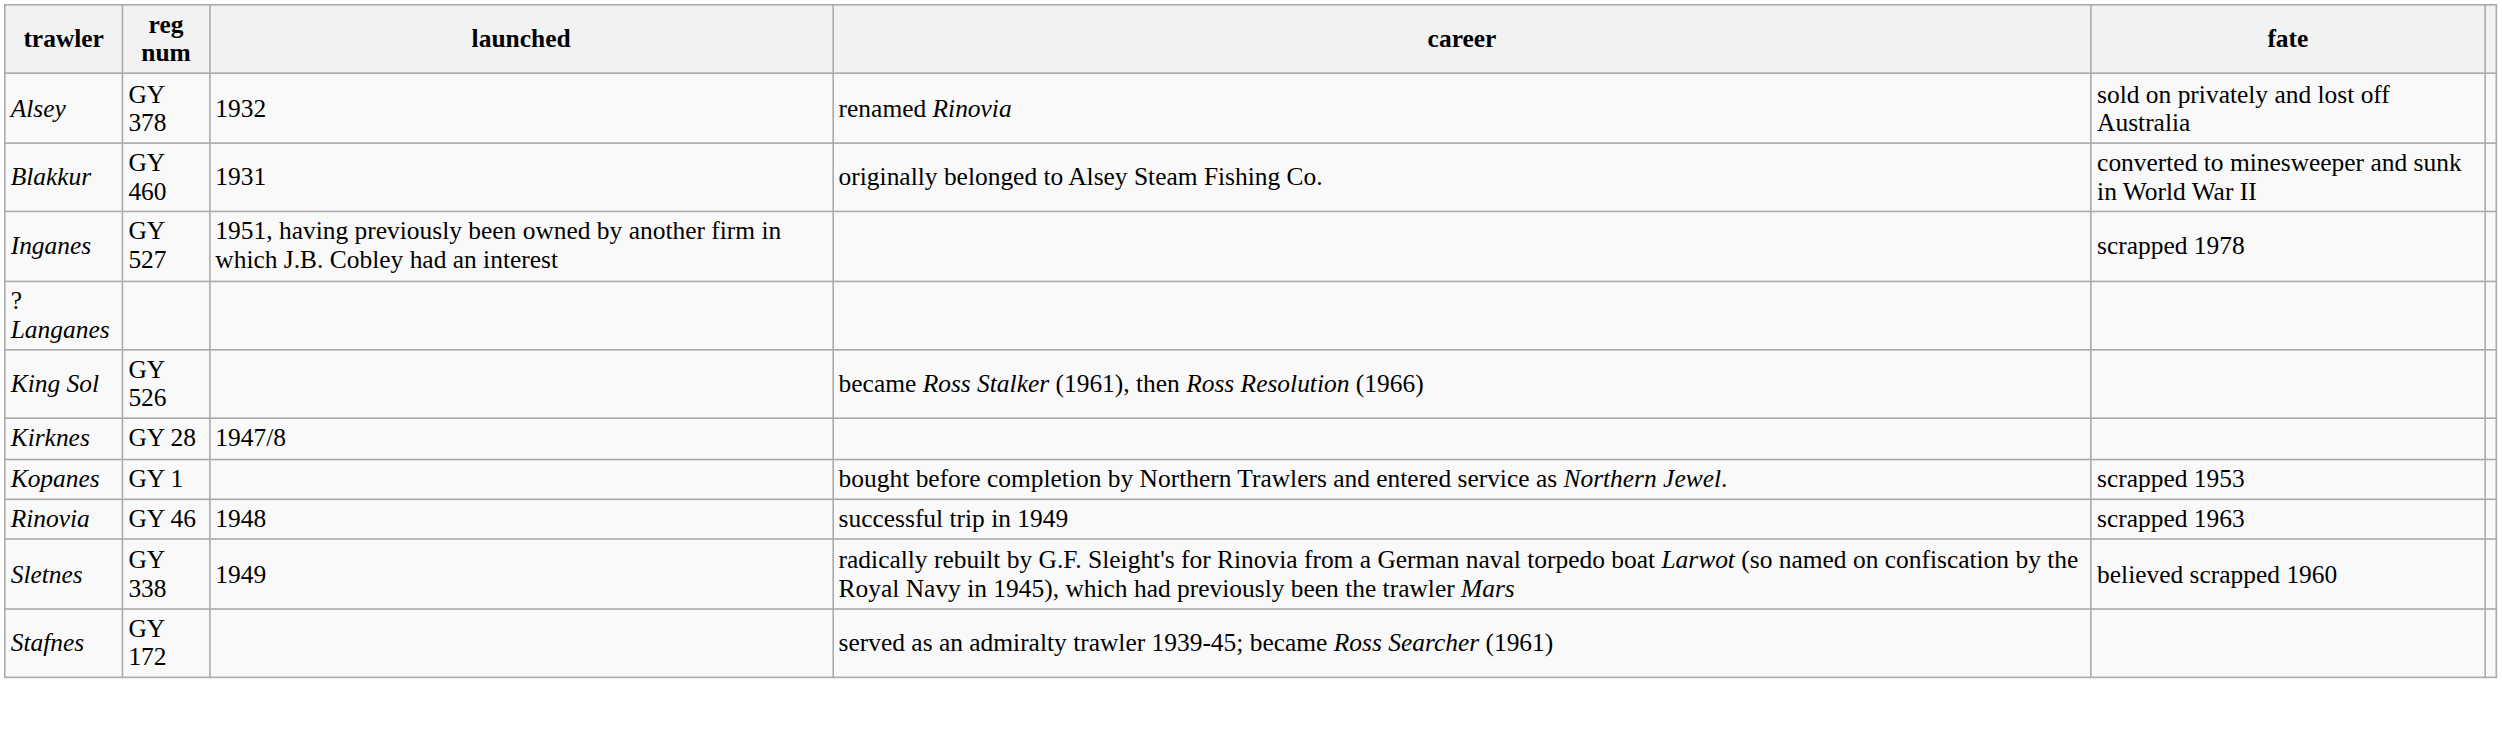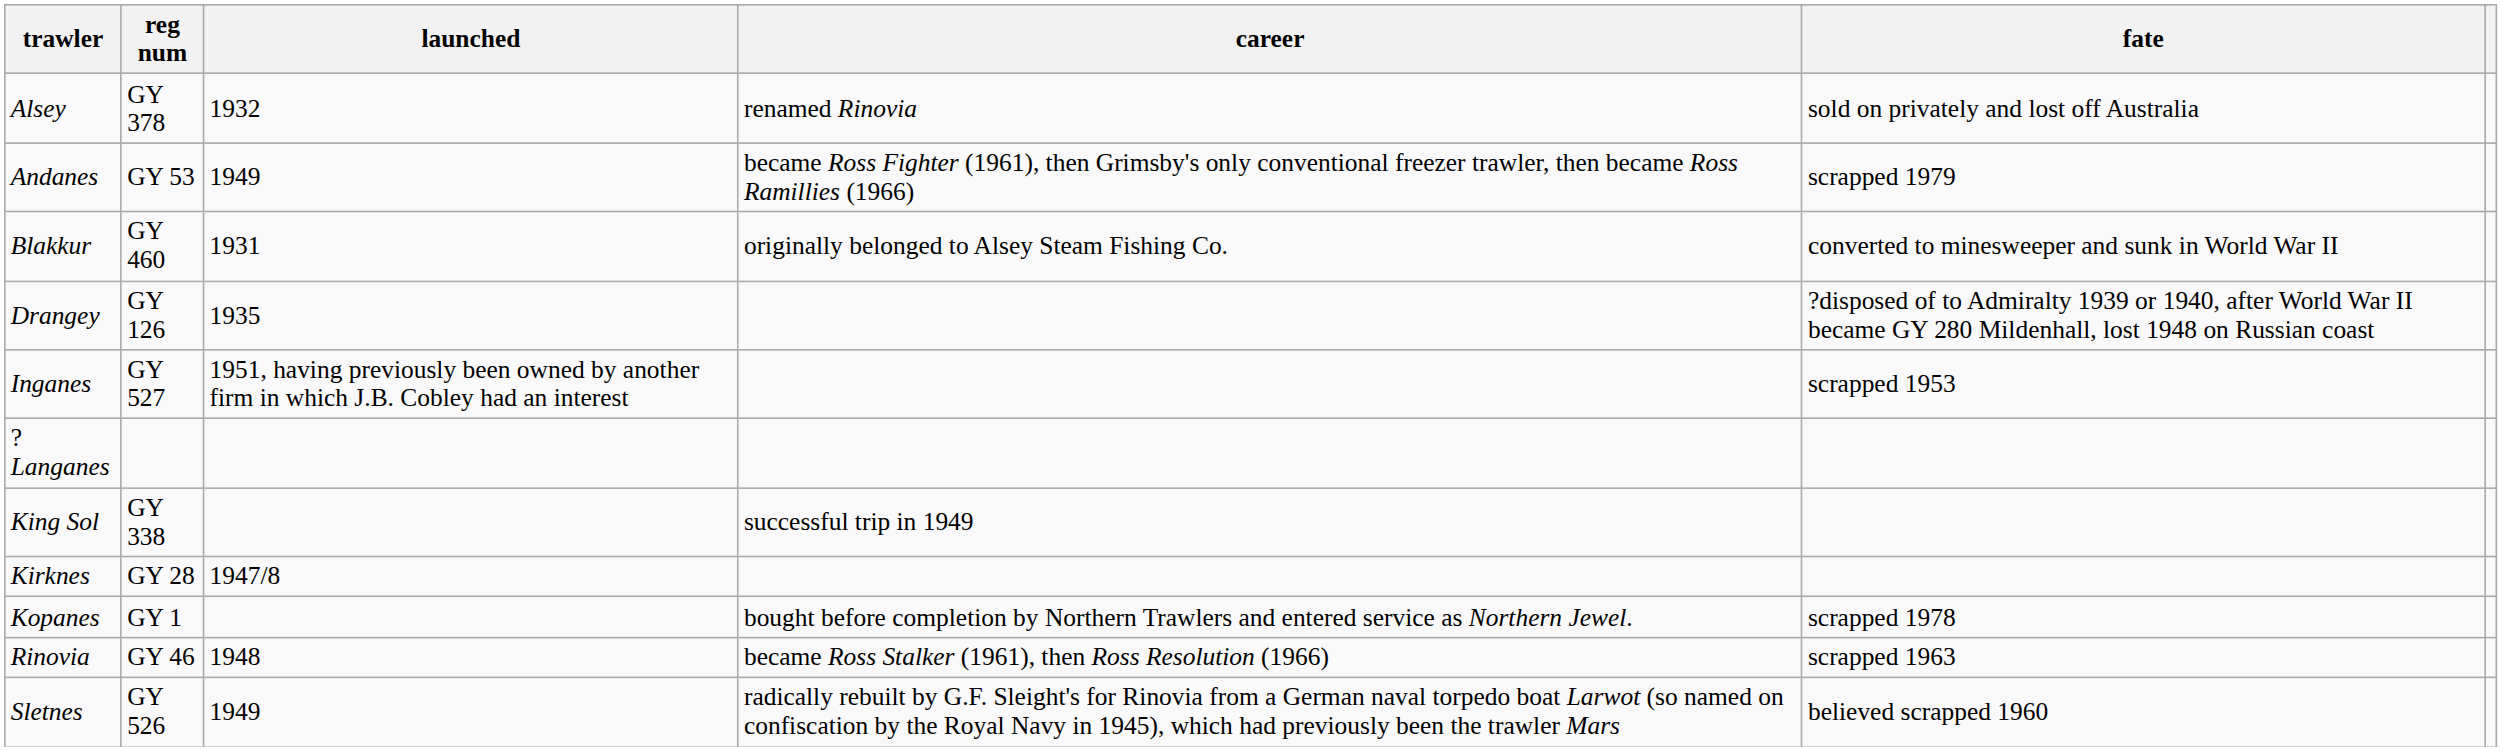+ row: (54, 176)
+ row: (55, 314)
(2171, 245) scrapped 1978 -> (1882, 383) scrapped 1953
(147, 383) GY 526 -> (146, 521) GY 338
(1131, 383) became Ross Stalker (1961), then Ross Resolution (1966) -> (859, 521) successful trip in 1949
(2171, 478) scrapped 1953 -> (1882, 616) scrapped 1978
(953, 519) successful trip in 1949 -> (1036, 657) became Ross Stalker (1961), then Ross Resolution (1966)
(147, 573) GY 338 -> (146, 711) GY 526
- row: (47, 642)
